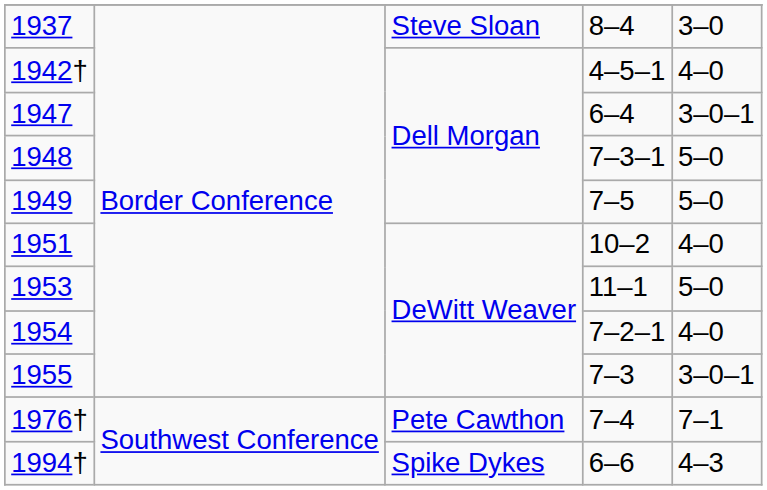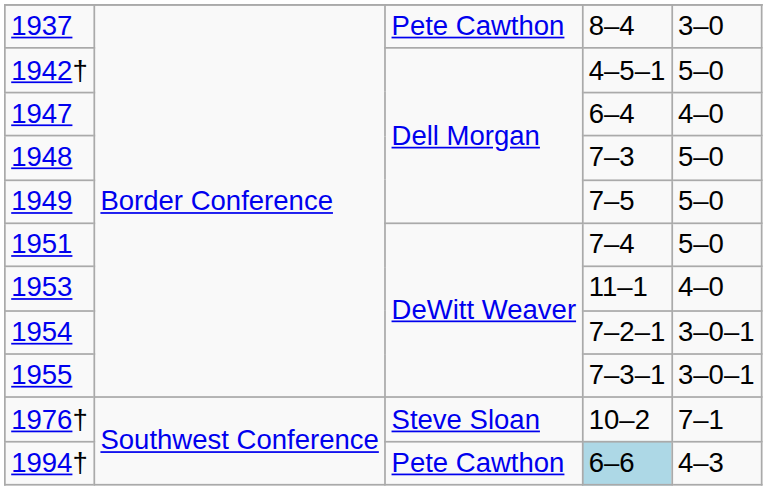(466, 26) Steve Sloan -> (478, 26) Pete Cawthon
(701, 69) 4–0 -> (701, 69) 5–0
(716, 113) 3–0–1 -> (701, 113) 4–0
(627, 157) 7–3–1 -> (612, 157) 7–3
(619, 244) 10–2 -> (612, 244) 7–4
(701, 244) 4–0 -> (701, 244) 5–0
(701, 288) 5–0 -> (701, 288) 4–0
(701, 331) 4–0 -> (716, 331) 3–0–1
(612, 375) 7–3 -> (627, 375) 7–3–1
(478, 419) Pete Cawthon -> (466, 419) Steve Sloan
(612, 419) 7–4 -> (619, 419) 10–2
(468, 462) Spike Dykes -> (478, 462) Pete Cawthon
(612, 462) no background -> (612, 462) lightblue background
